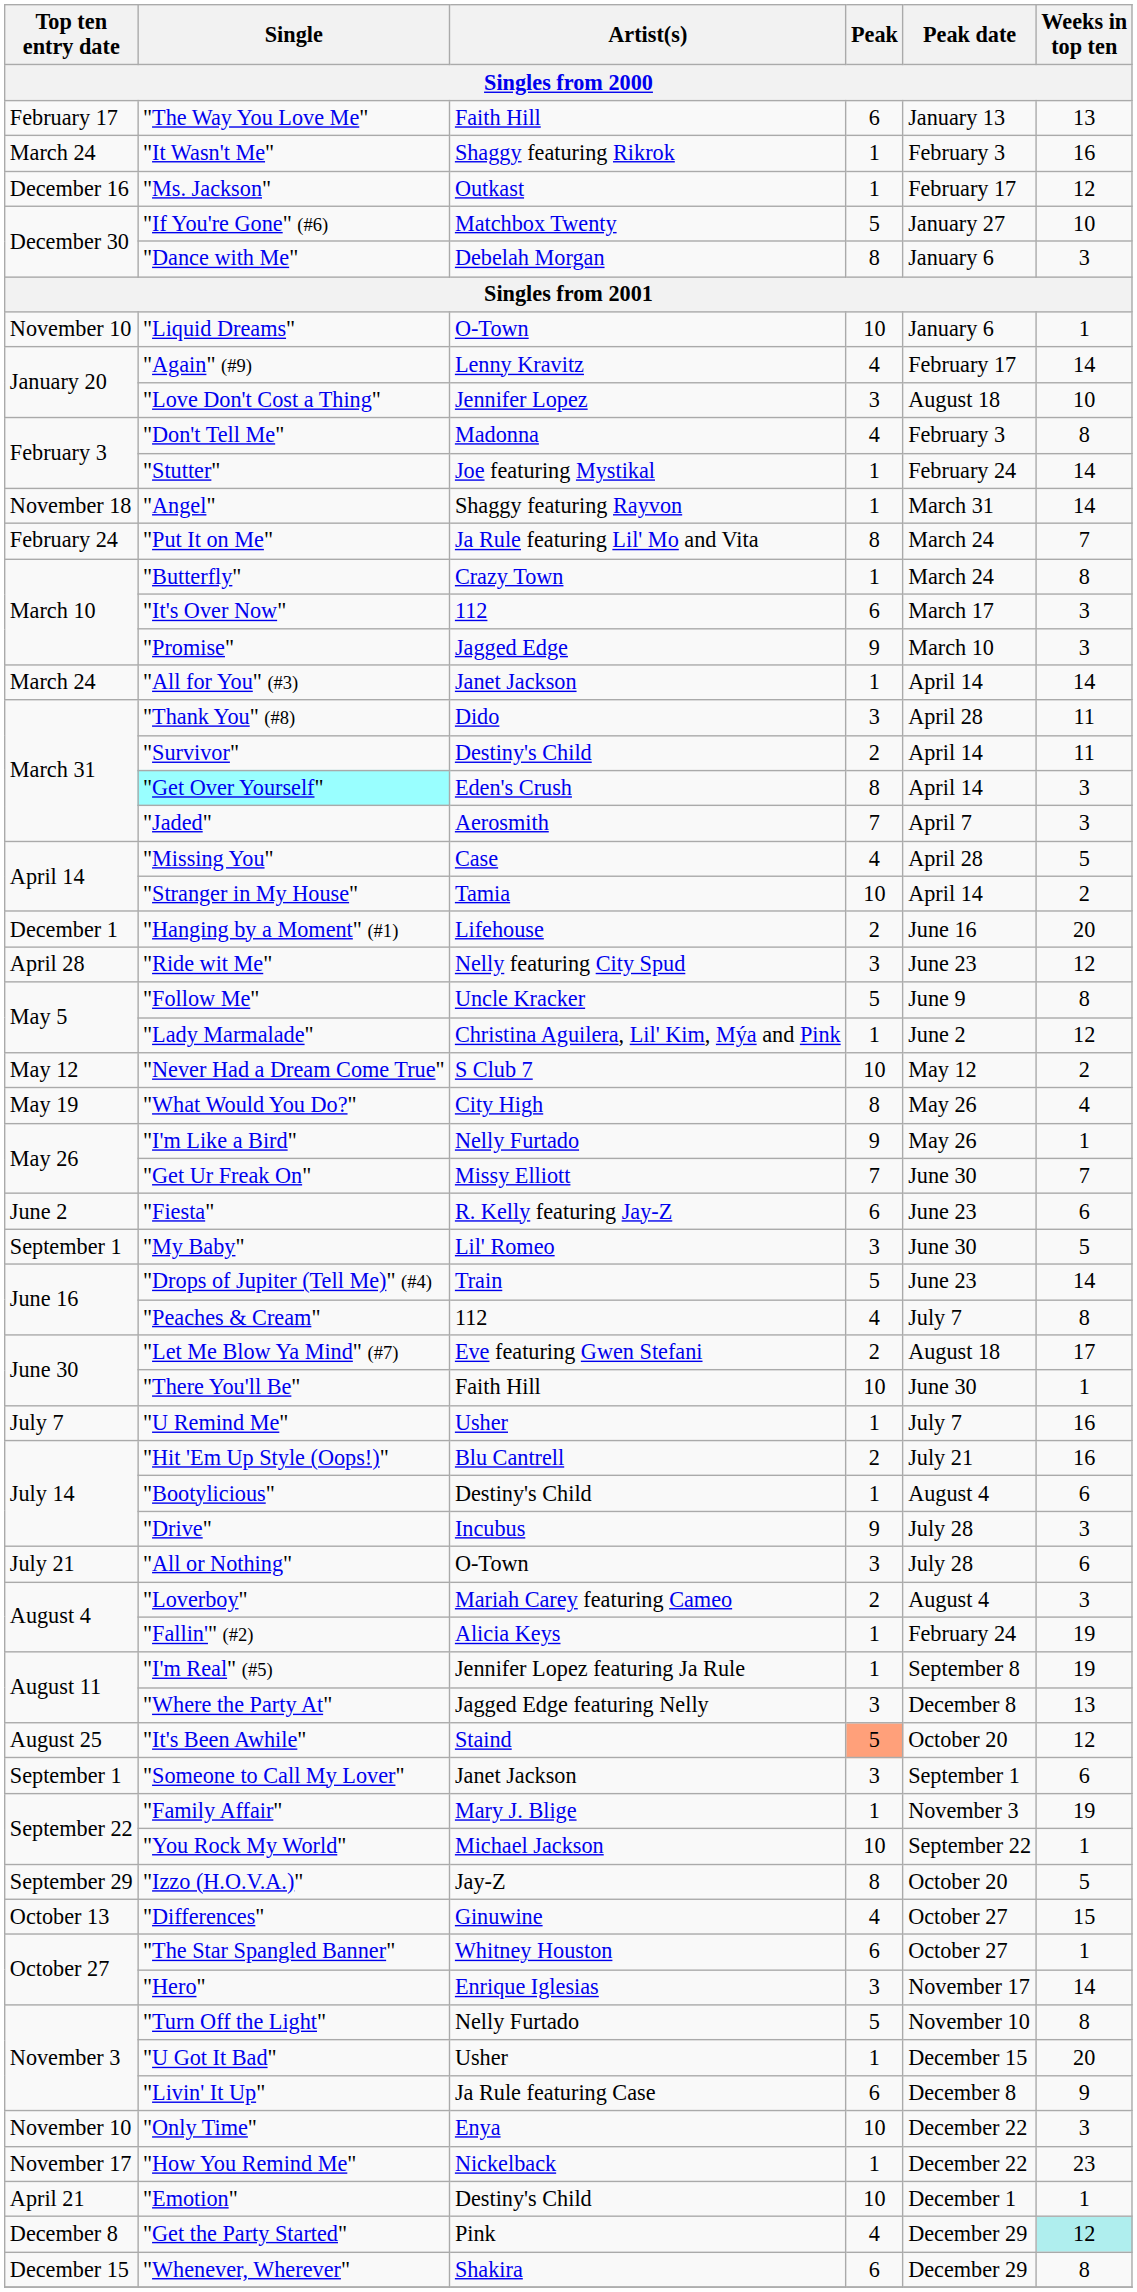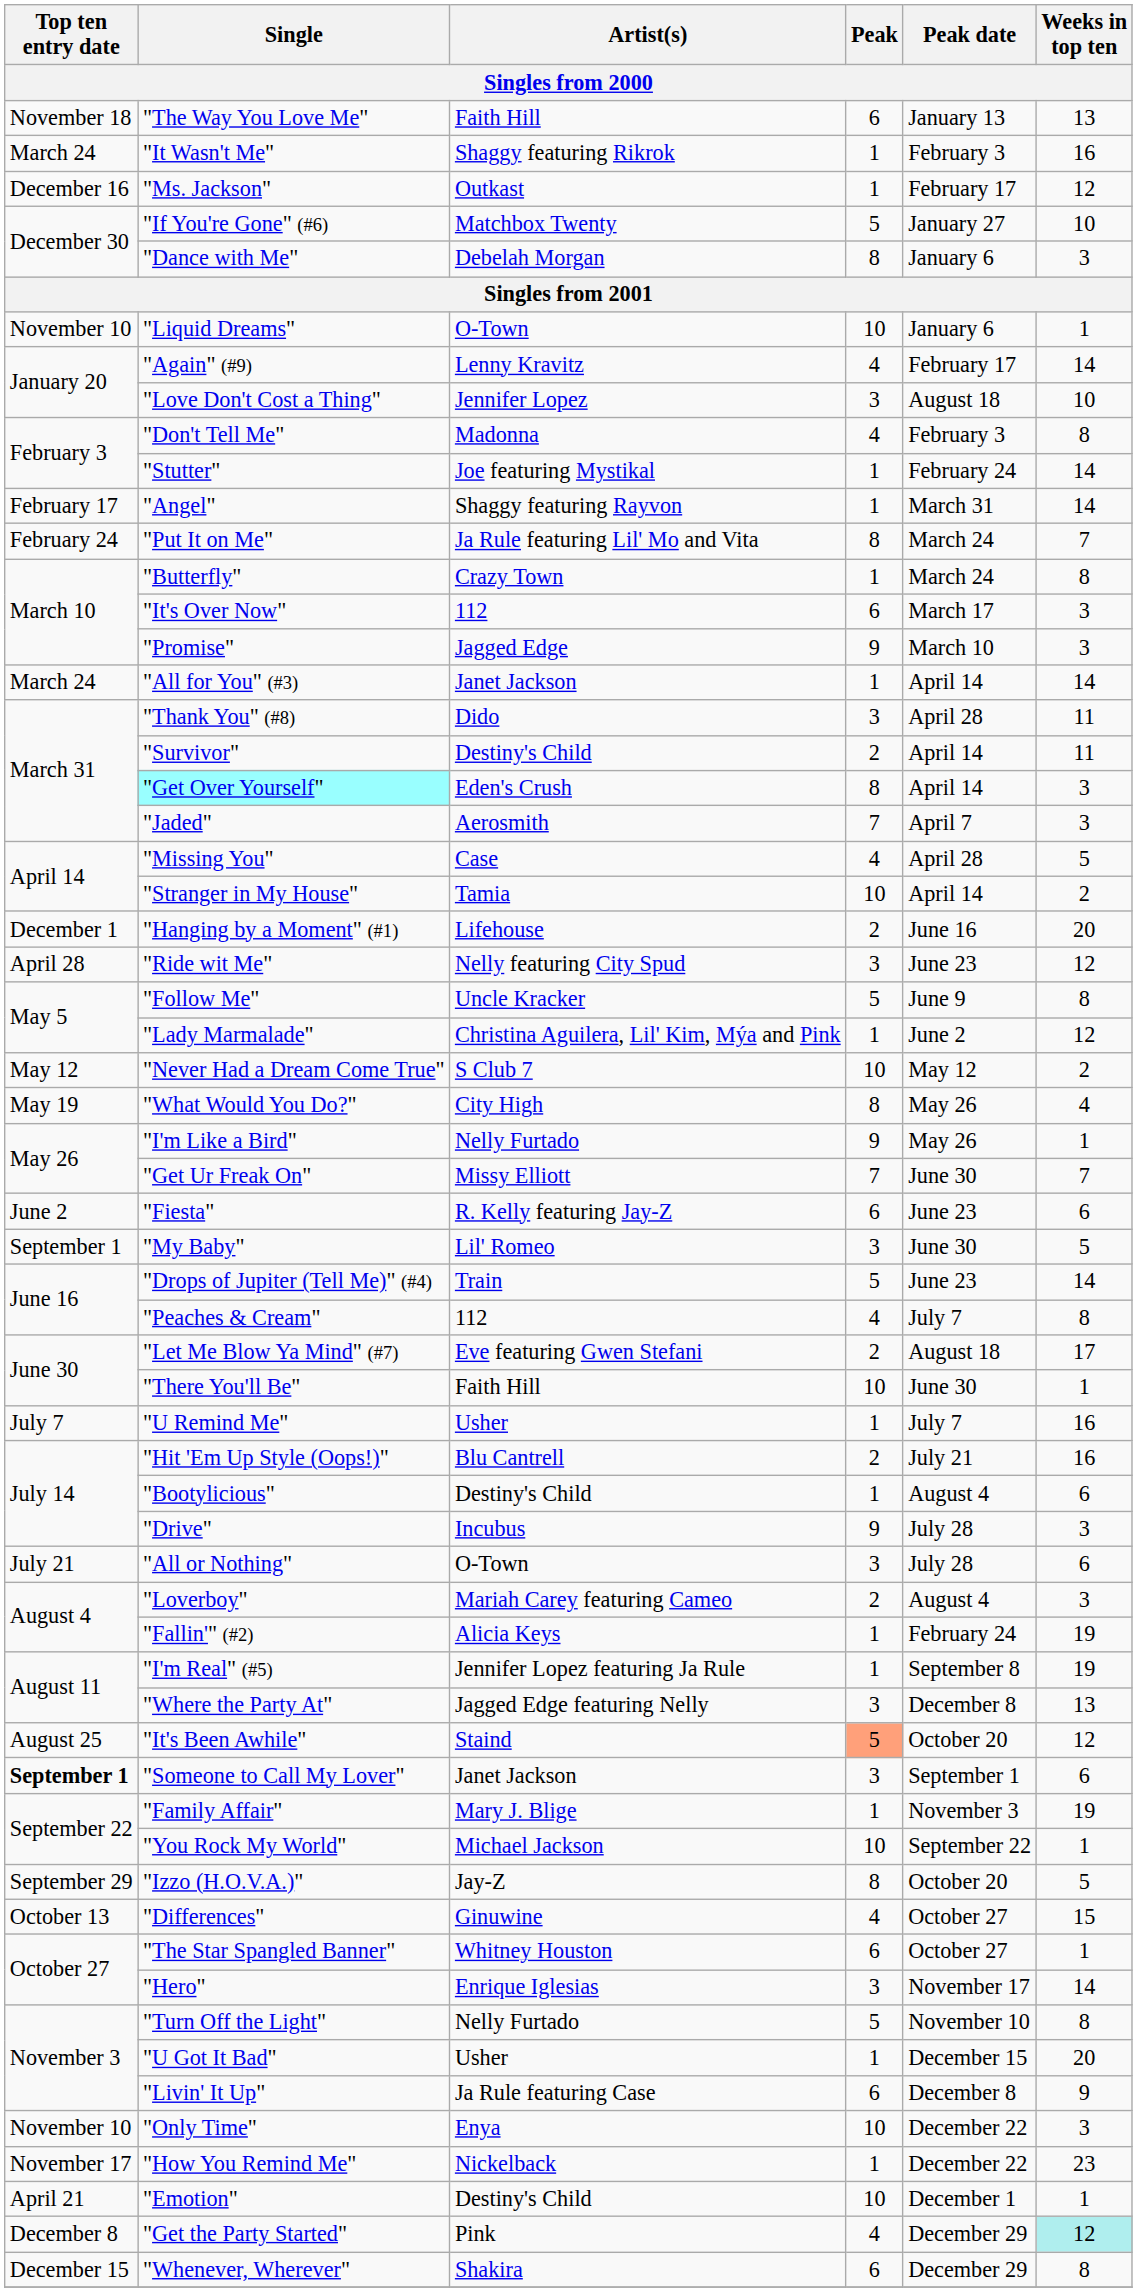(64, 117) February 17 -> (71, 117) November 18
(71, 505) November 18 -> (64, 505) February 17
(66, 1775) normal -> (69, 1775) bold
